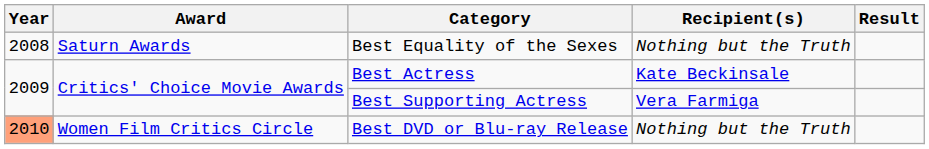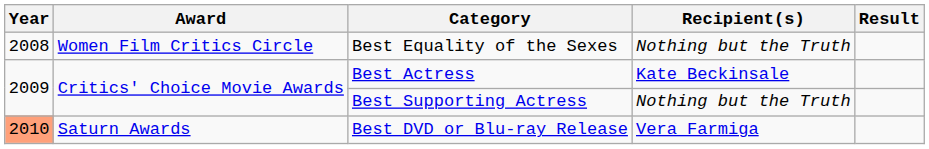(124, 46) Saturn Awards -> (185, 46) Women Film Critics Circle
(697, 102) Vera Farmiga -> (743, 102) Nothing but the Truth
(185, 130) Women Film Critics Circle -> (124, 130) Saturn Awards
(743, 130) Nothing but the Truth -> (697, 130) Vera Farmiga
